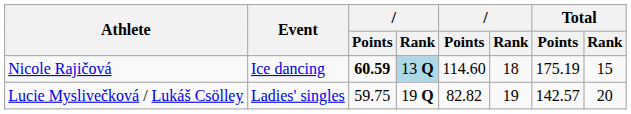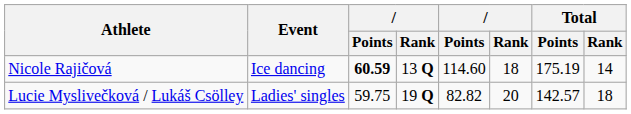(417, 69) lightblue background -> (417, 69) no background
(605, 69) 15 -> (605, 69) 14
(511, 95) 19 -> (511, 95) 20
(605, 95) 20 -> (605, 95) 18
